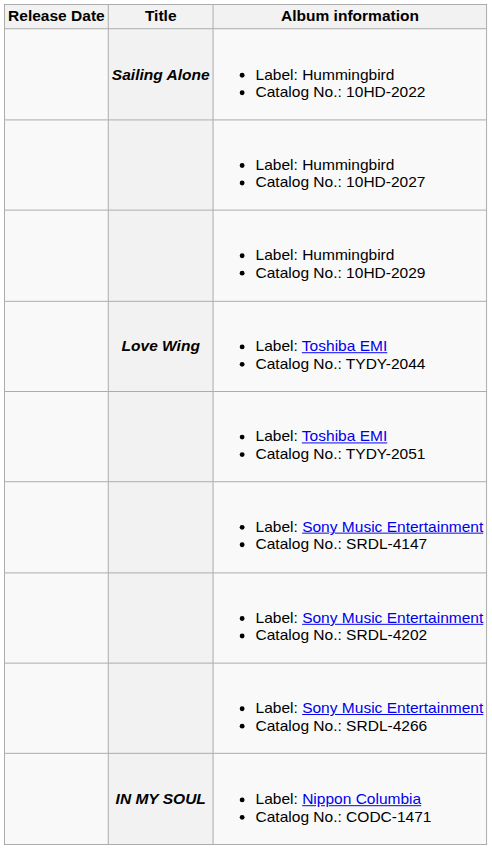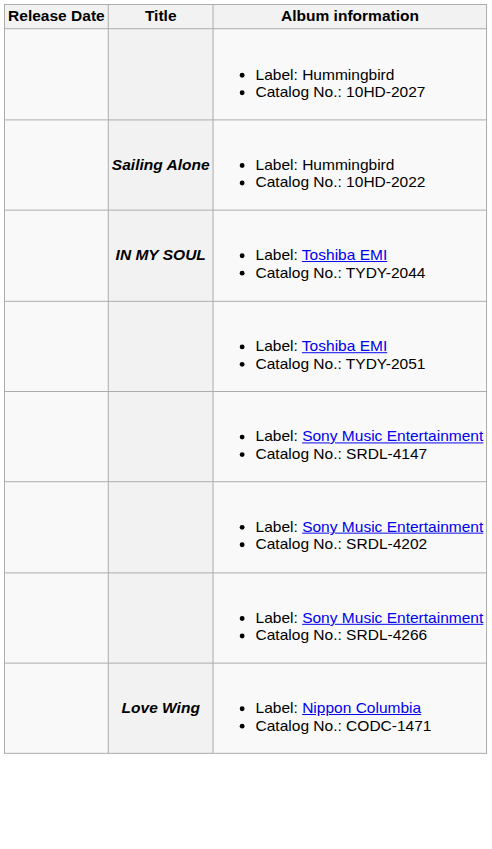rows swapped: (350, 83) <-> (350, 174)
- row: (350, 264)
(161, 346) Love Wing -> (161, 255) IN MY SOUL
(161, 798) IN MY SOUL -> (161, 708) Love Wing
